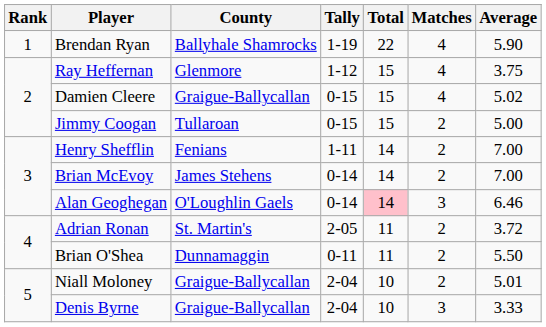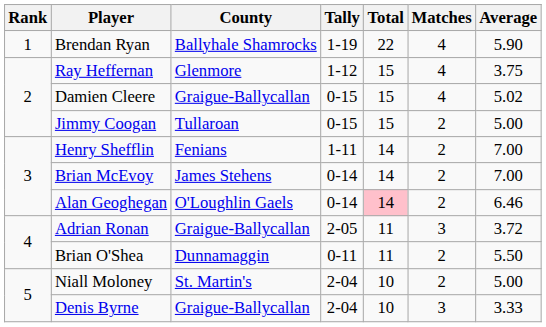(442, 202) 3 -> (442, 202) 2
(213, 228) St. Martin's -> (242, 228) Graigue-Ballycallan
(442, 228) 2 -> (442, 228) 3
(242, 281) Graigue-Ballycallan -> (213, 281) St. Martin's
(508, 281) 5.01 -> (508, 281) 5.00
